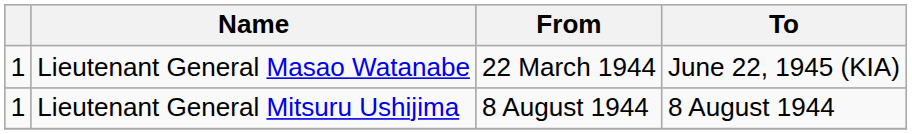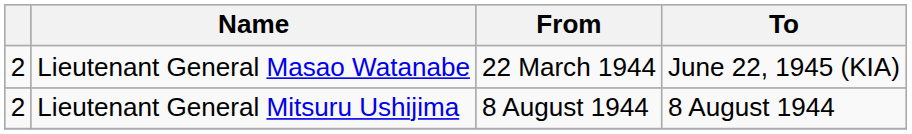(18, 66) 1 -> (18, 66) 2
(18, 107) 1 -> (18, 107) 2
